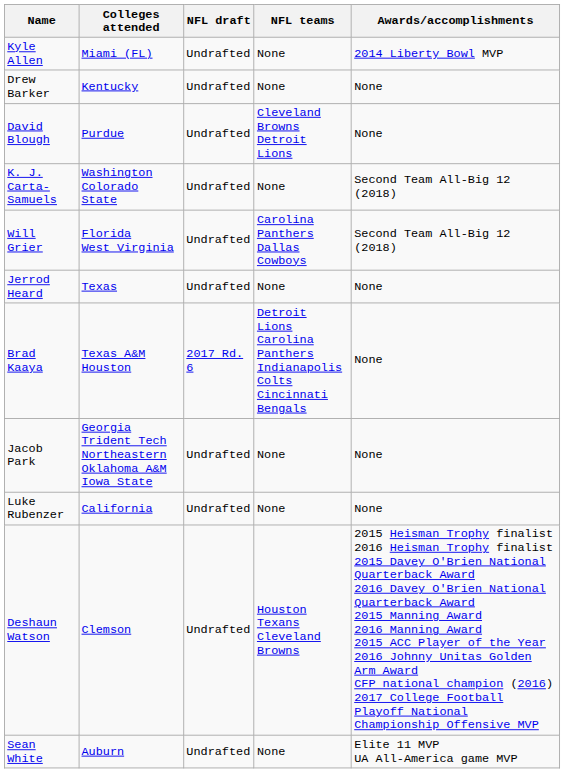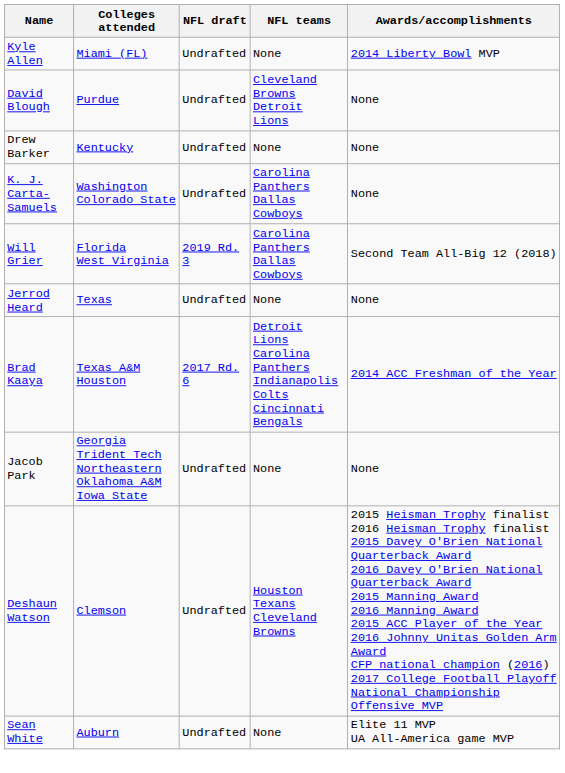rows swapped: (29, 87) <-> (29, 133)
(271, 187) None -> (281, 194) Carolina Panthers Dallas Cowboys
(432, 187) Second Team All-Big 12 (2018) -> (365, 194) None
(218, 240) Undrafted -> (211, 254) 2019 Rd. 3
(368, 361) None -> (454, 374) 2014 ACC Freshman of the Year
- row: (36, 508)
